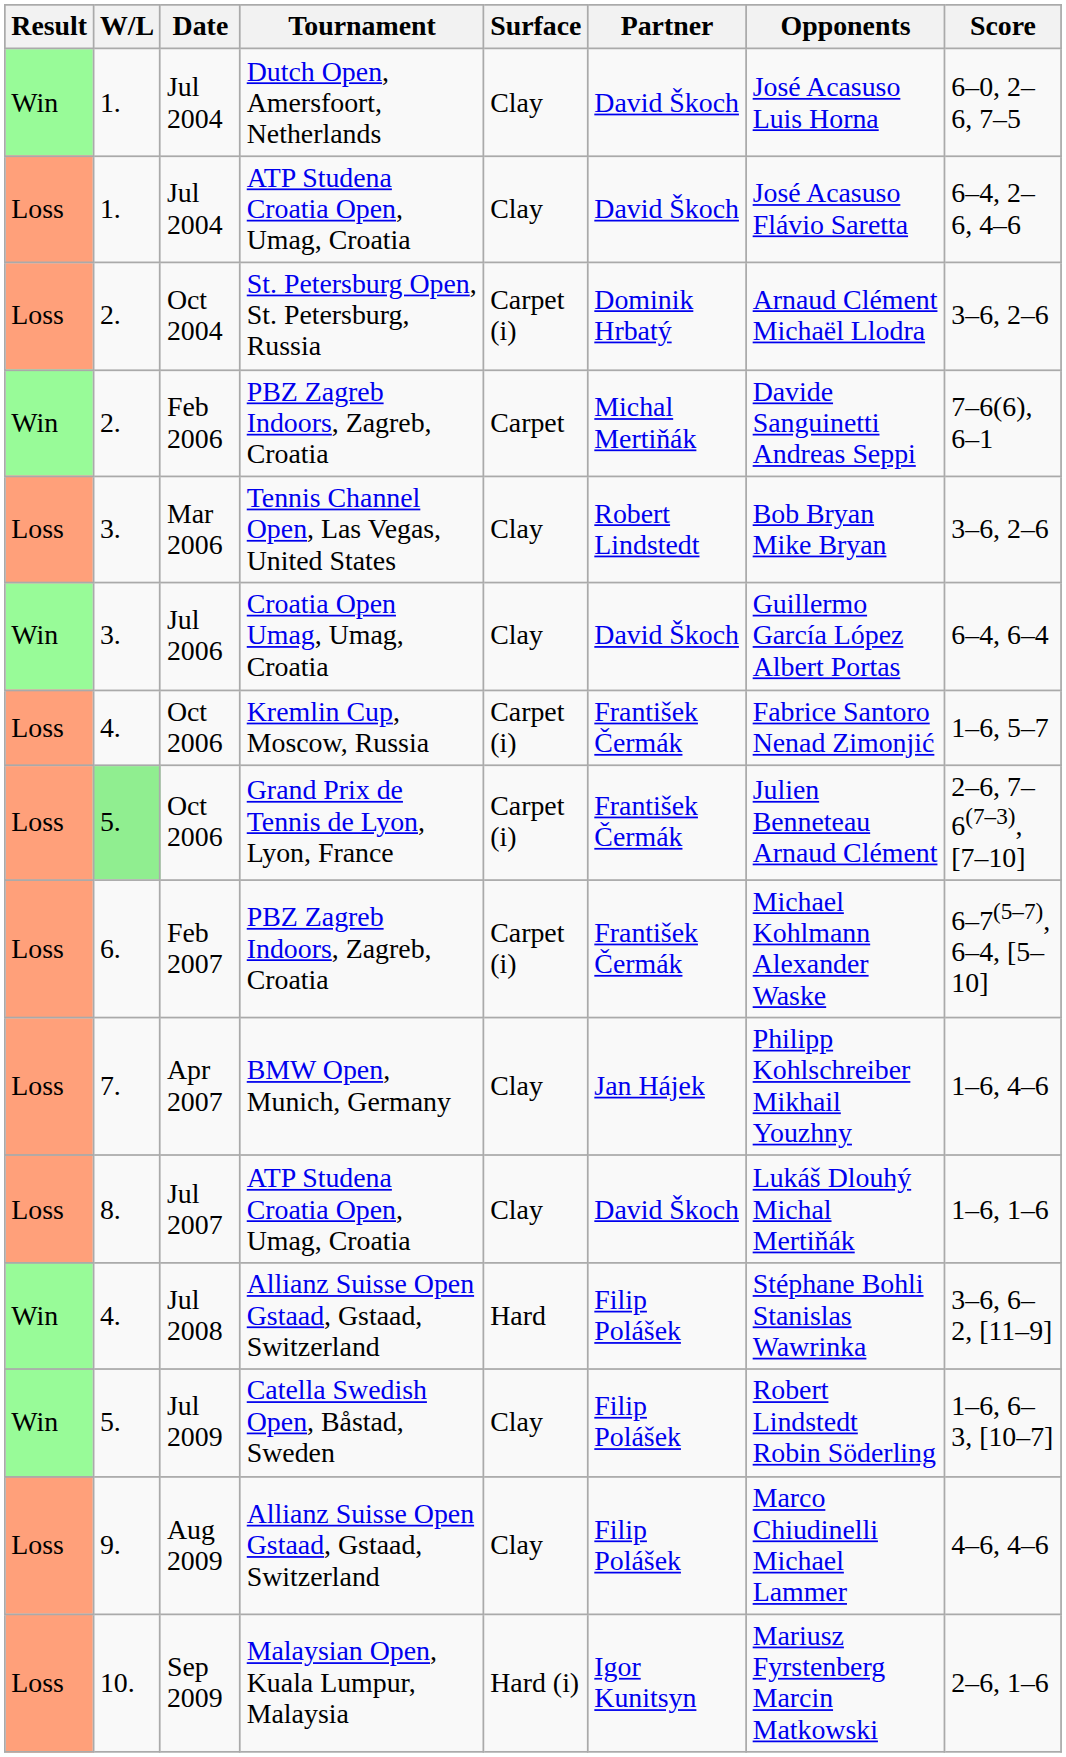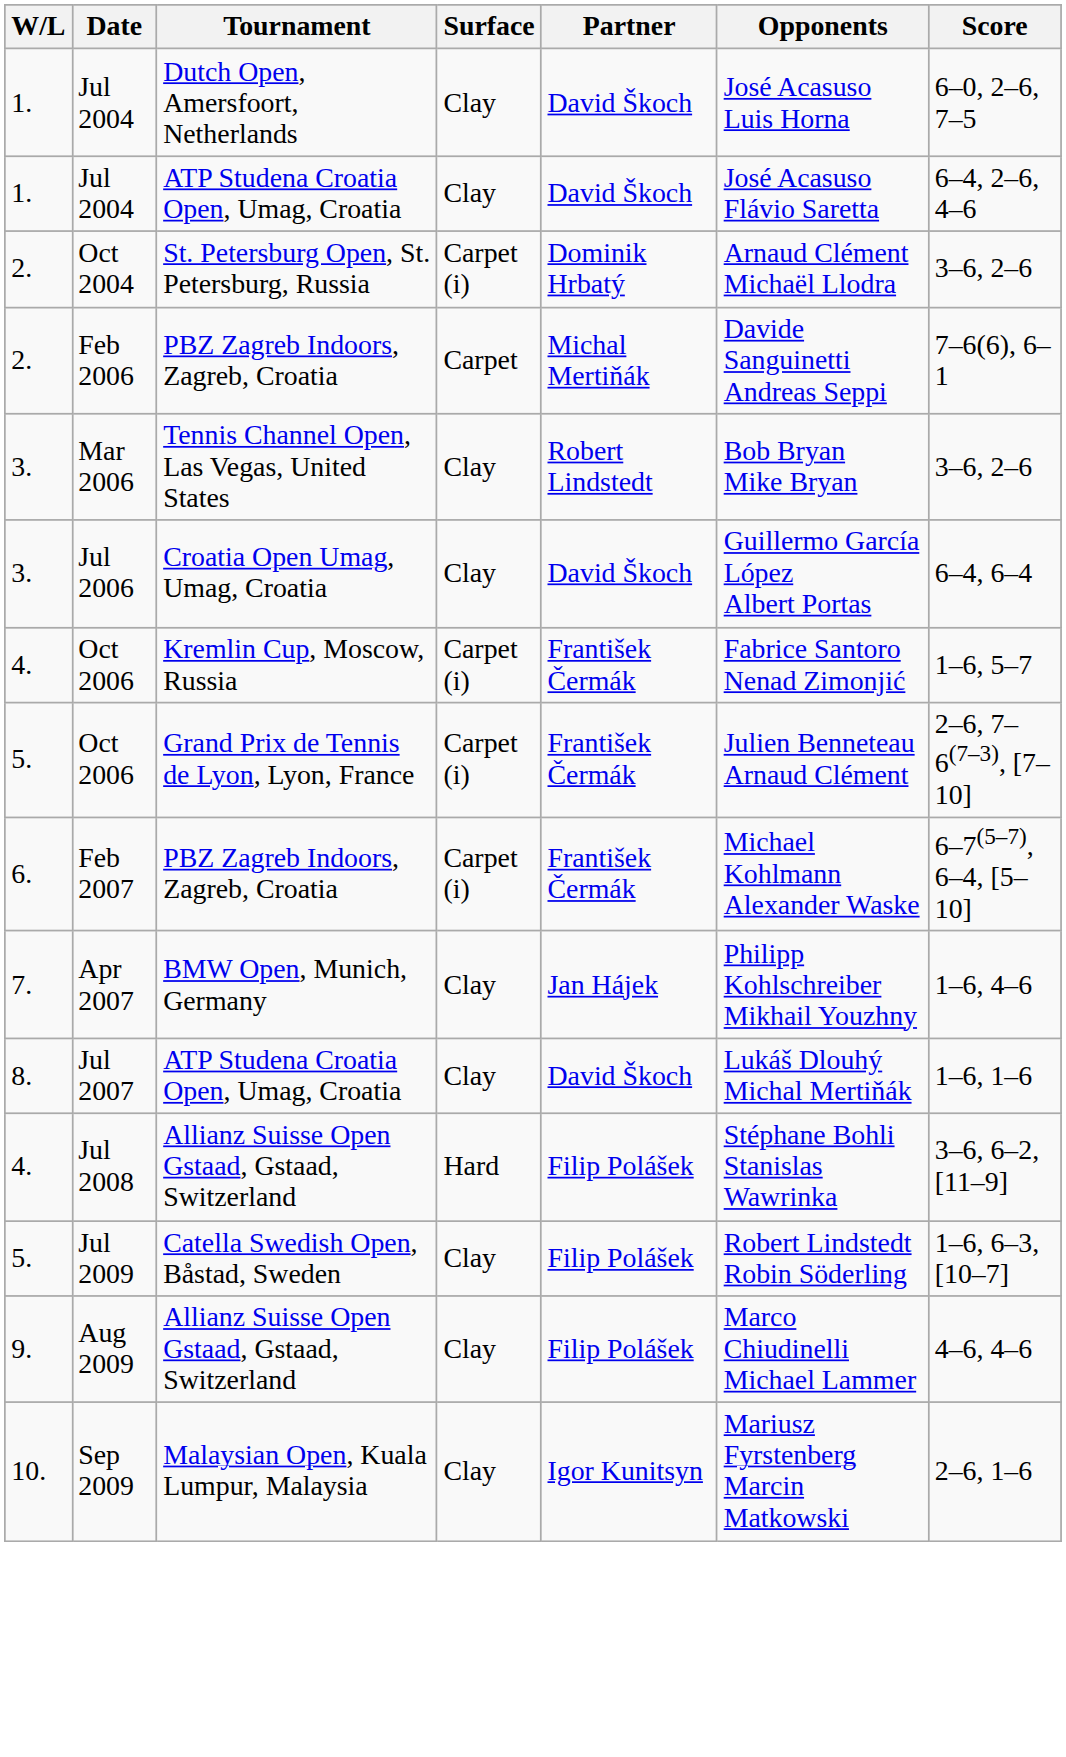- column: (49, 26)
(110, 822) lightgreen background -> (22, 759) no background
(535, 1682) Hard (i) -> (470, 1471) Clay
